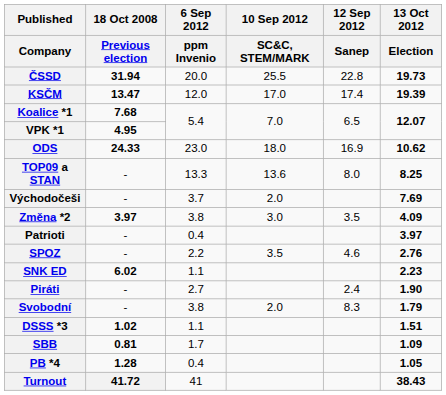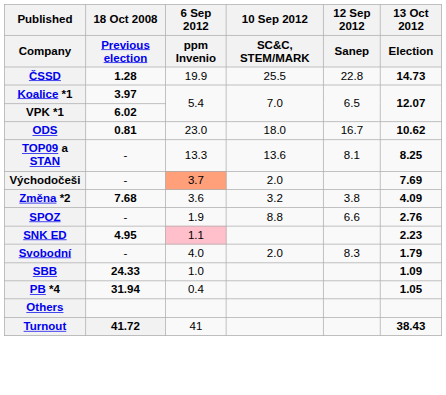(125, 76) 31.94 -> (125, 76) 1.28
(196, 76) 20.0 -> (196, 76) 19.9
(411, 76) 19.73 -> (411, 76) 14.73
- row: (45, 94)
(125, 112) 7.68 -> (125, 94) 3.97
(125, 130) 4.95 -> (125, 112) 6.02
(125, 149) 24.33 -> (125, 130) 0.81
(352, 149) 16.9 -> (352, 130) 16.7
(352, 173) 8.0 -> (352, 155) 8.1
(196, 198) no background -> (196, 180) lightsalmon background
(125, 216) 3.97 -> (125, 198) 7.68
(196, 216) 3.8 -> (196, 198) 3.6
(275, 216) 3.0 -> (275, 198) 3.2
(352, 216) 3.5 -> (352, 198) 3.8
- row: (45, 235)
(196, 253) 2.2 -> (196, 216) 1.9
(275, 253) 3.5 -> (275, 216) 8.8
(352, 253) 4.6 -> (352, 216) 6.6
(125, 271) 6.02 -> (125, 235) 4.95
(196, 271) no background -> (196, 235) pink background
- row: (45, 290)
(196, 308) 3.8 -> (196, 253) 4.0
- row: (45, 326)
(125, 344) 0.81 -> (125, 271) 24.33
(196, 344) 1.7 -> (196, 271) 1.0
(125, 363) 1.28 -> (125, 290) 31.94
+ row: (45, 308)
